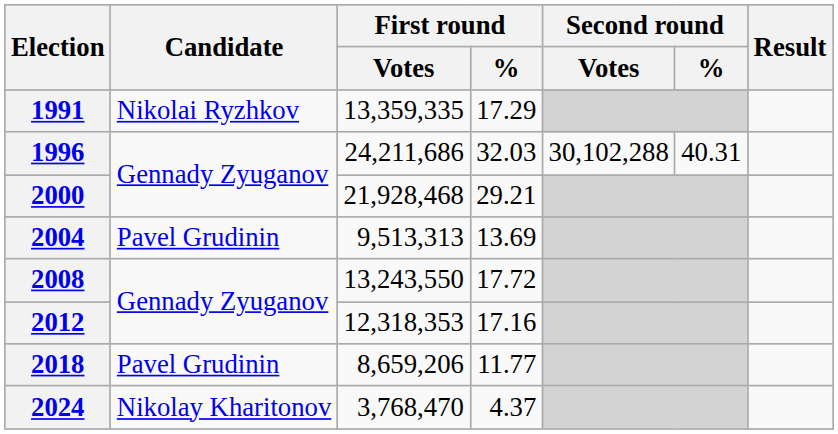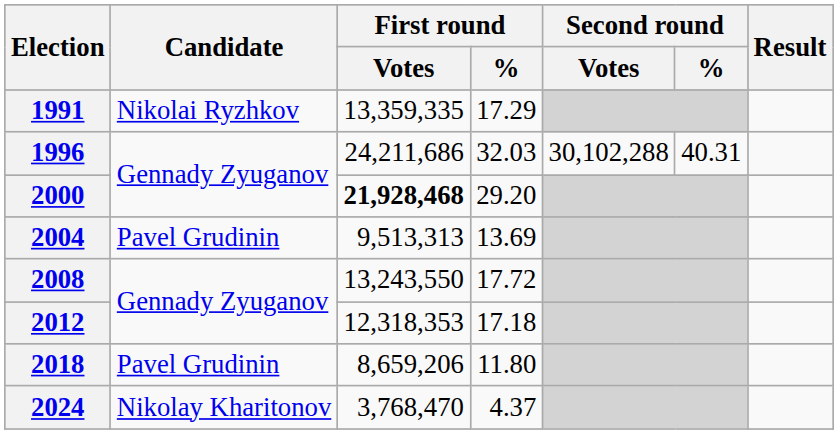(404, 195) normal -> (404, 195) bold
(506, 195) 29.21 -> (506, 195) 29.20
(506, 322) 17.16 -> (506, 322) 17.18
(507, 364) 11.77 -> (507, 364) 11.80
